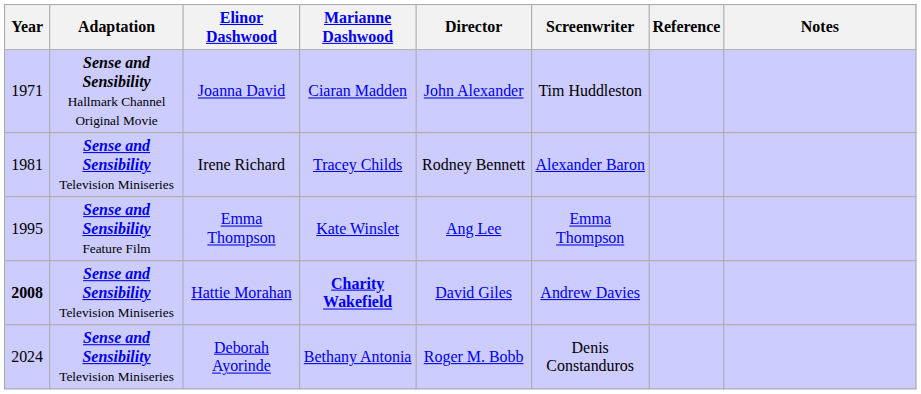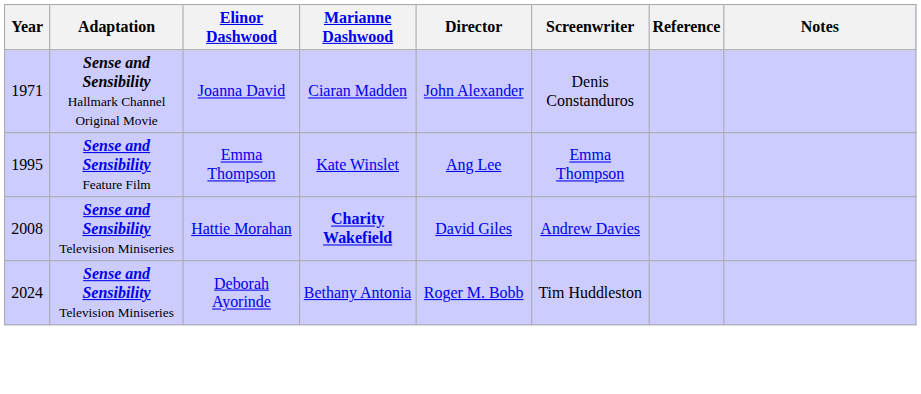(590, 91) Tim Huddleston -> (590, 91) Denis Constanduros
- row: (241, 164)
(27, 293) bold -> (27, 229) normal
(590, 357) Denis Constanduros -> (590, 293) Tim Huddleston
